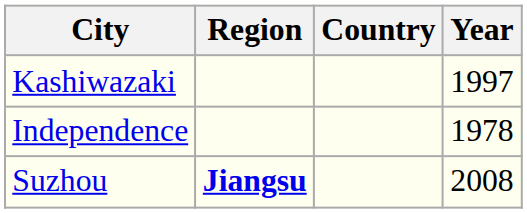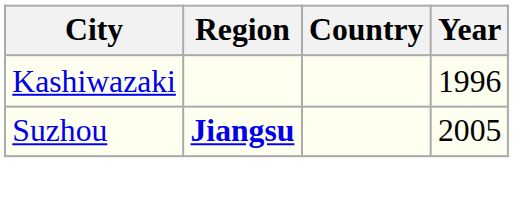(482, 80) 1997 -> (470, 80) 1996
- row: (100, 130)
(482, 181) 2008 -> (470, 130) 2005
